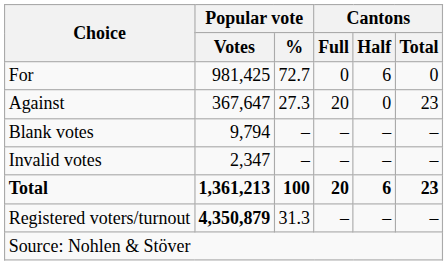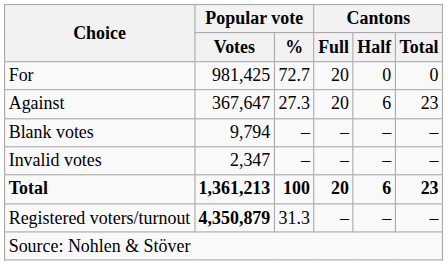(345, 75) 0 -> (340, 75) 20
(387, 75) 6 -> (387, 75) 0
(387, 103) 0 -> (387, 103) 6
